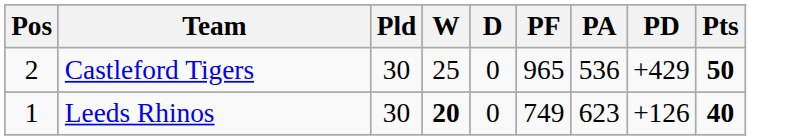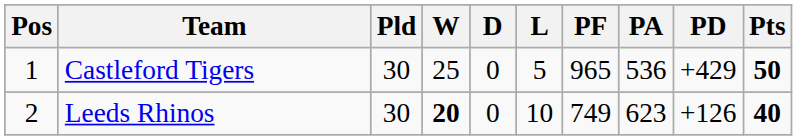+ column: (540, 26)
(32, 69) 2 -> (32, 69) 1
(32, 112) 1 -> (32, 112) 2
